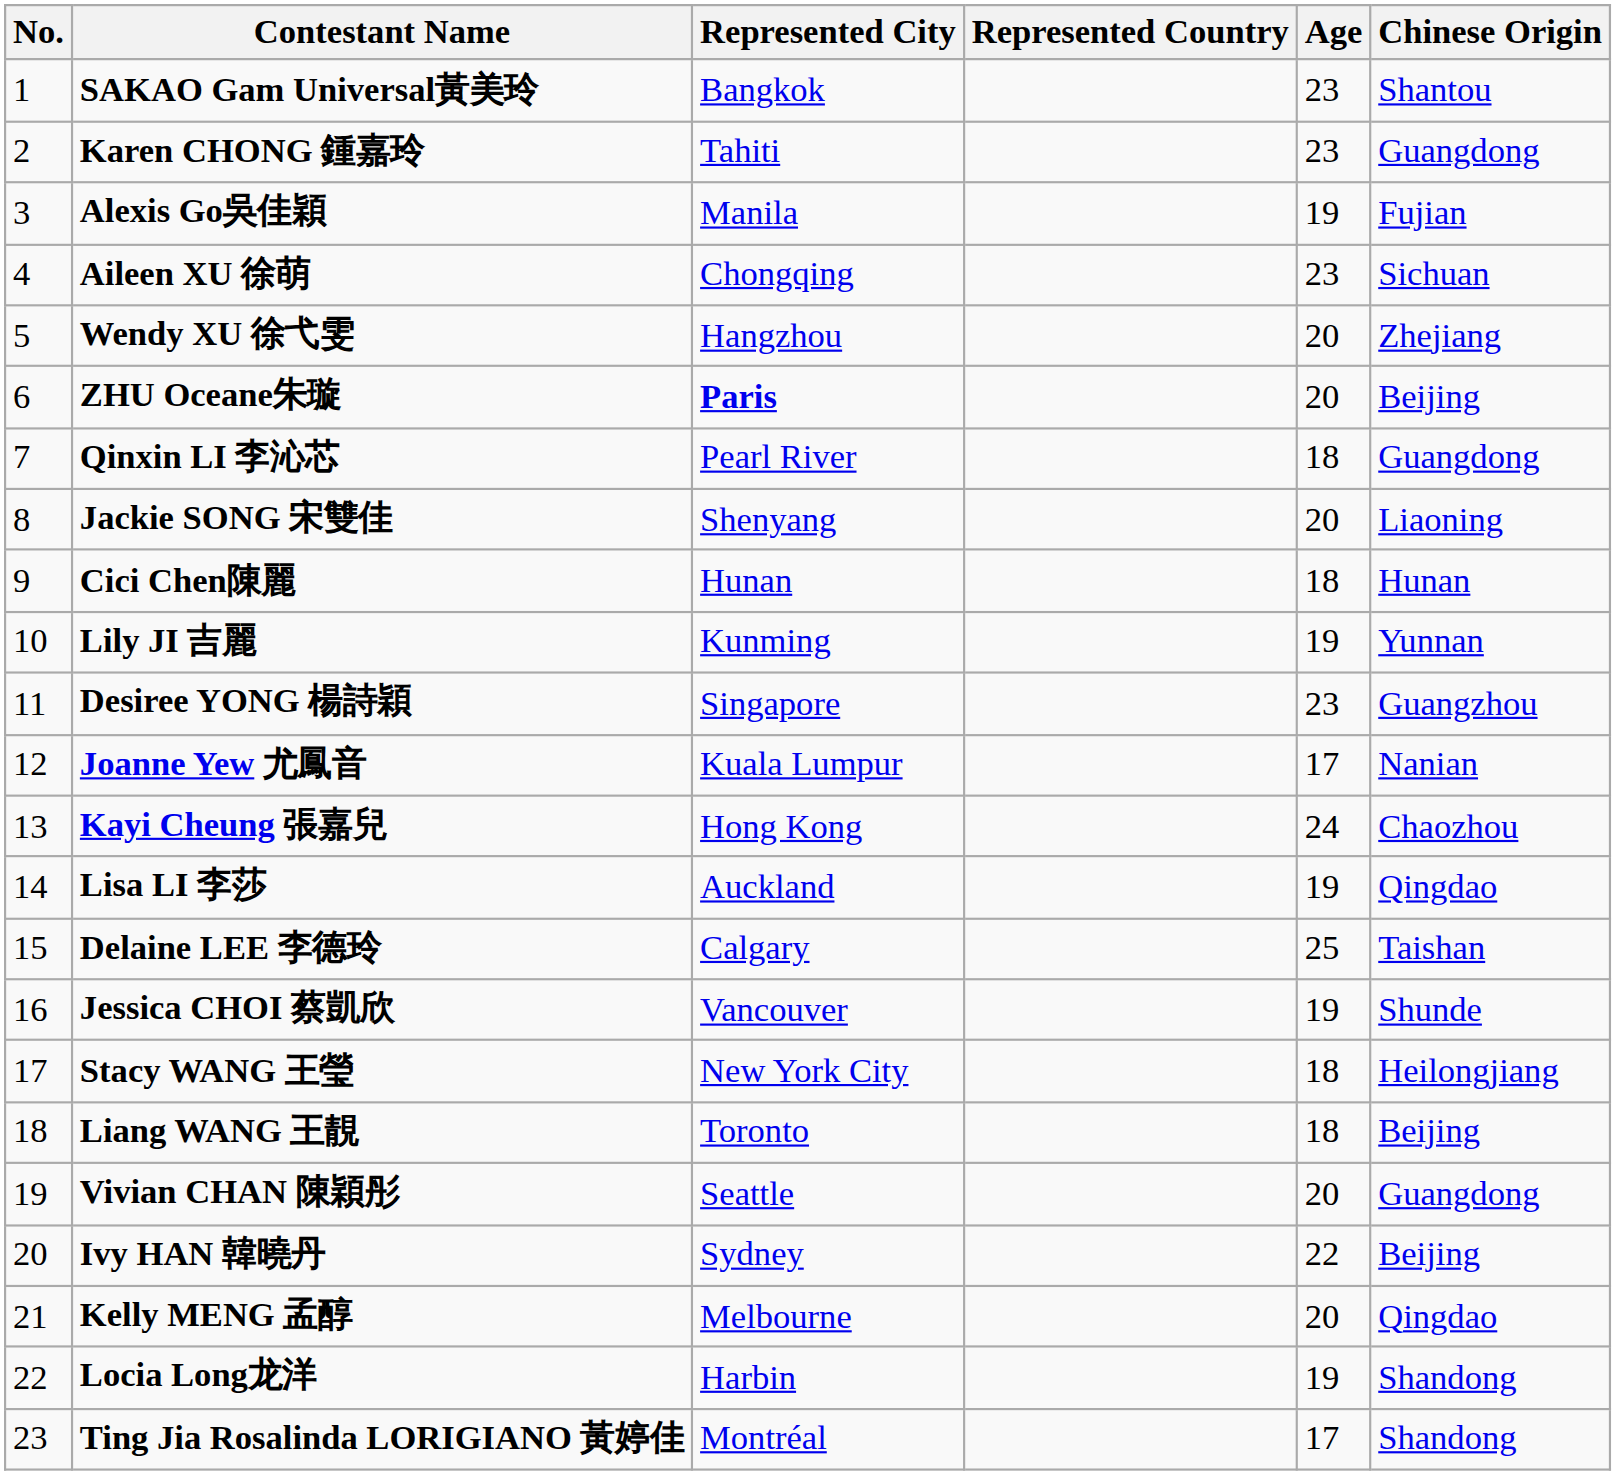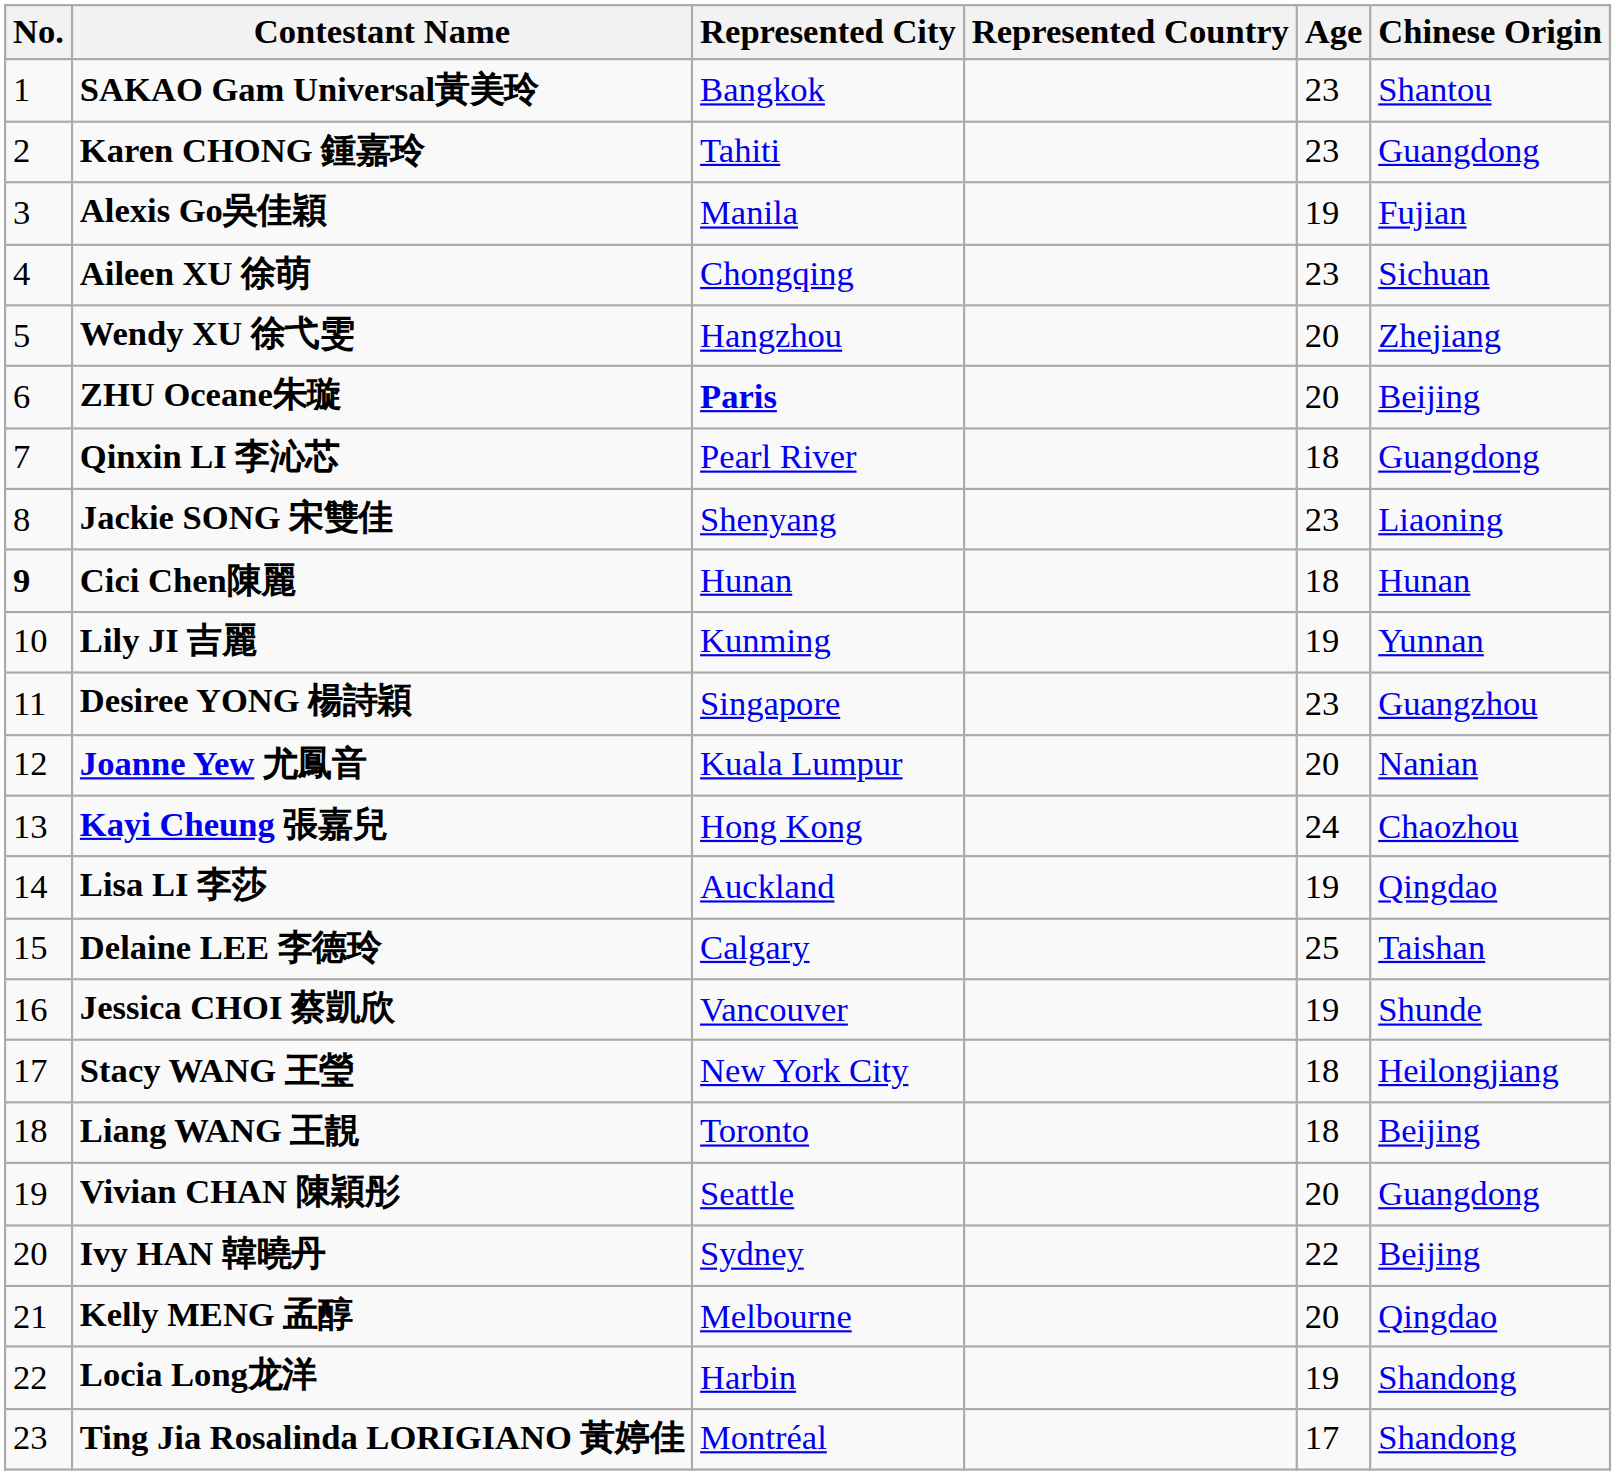(1322, 518) 20 -> (1322, 518) 23
(22, 580) normal -> (22, 580) bold
(1322, 764) 17 -> (1322, 764) 20
